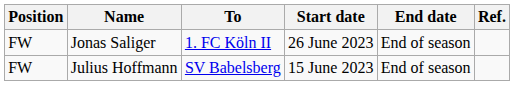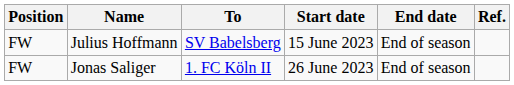rows swapped: (124, 67) <-> (113, 42)
